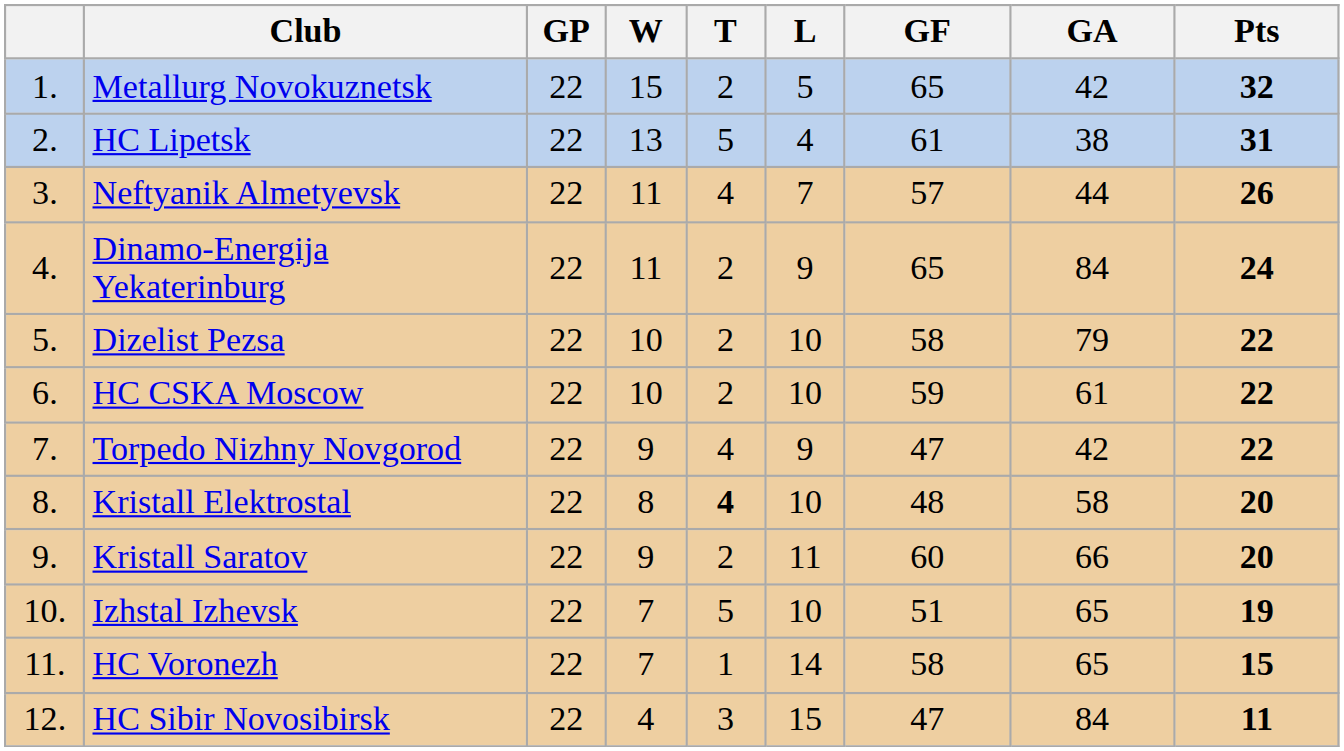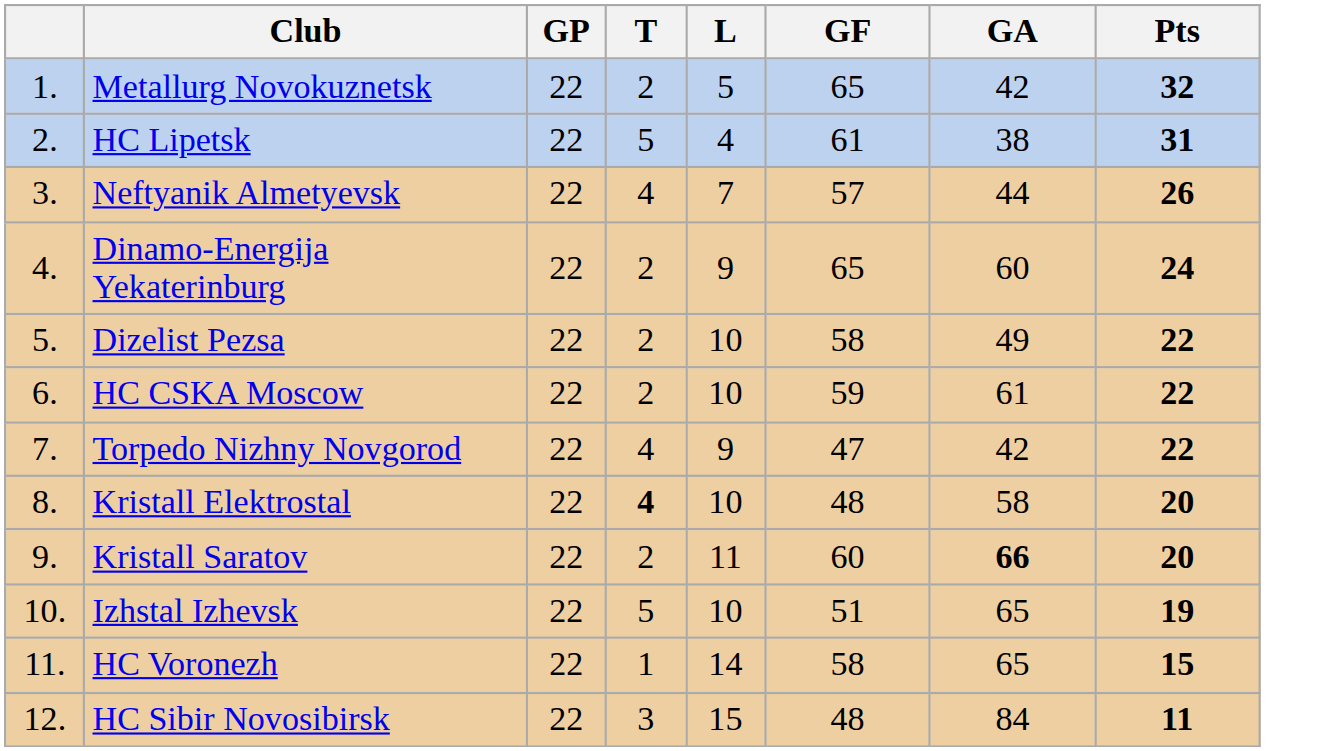- column: (646, 31)
(1092, 266) 84 -> (1012, 266) 60
(1092, 340) 79 -> (1012, 340) 49
(1092, 556) normal -> (1012, 556) bold
(927, 718) 47 -> (848, 718) 48
